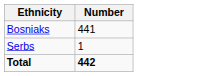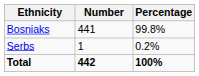+ column: (164, 12)
